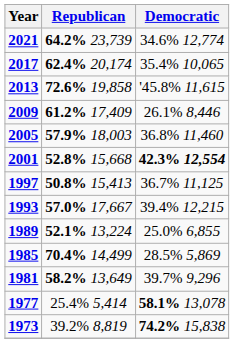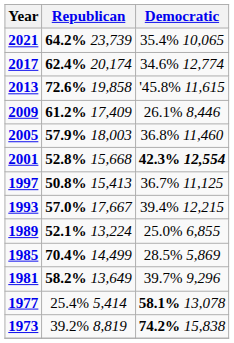(182, 40) 34.6% 12,774 -> (182, 40) 35.4% 10,065
(182, 64) 35.4% 10,065 -> (182, 64) 34.6% 12,774
